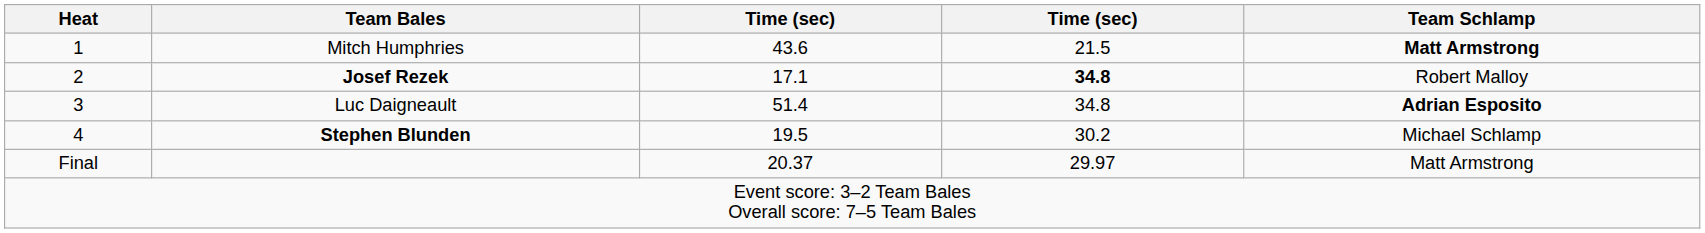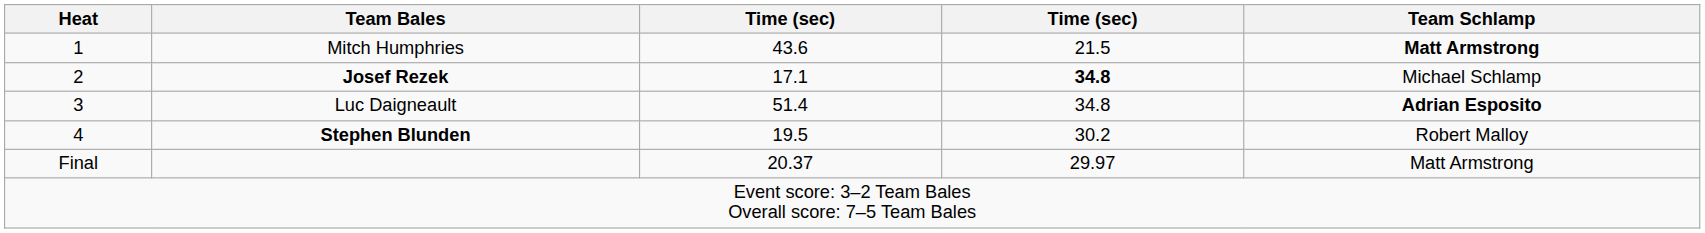(1472, 76) Robert Malloy -> (1472, 76) Michael Schlamp
(1472, 134) Michael Schlamp -> (1472, 134) Robert Malloy
